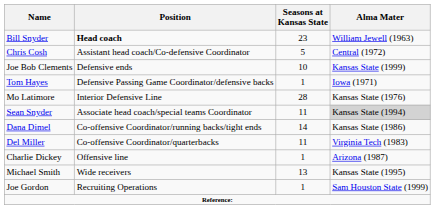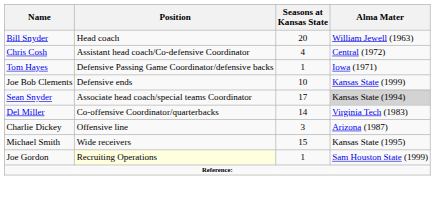(99, 38) bold -> (98, 38) normal
(303, 38) 23 -> (303, 38) 20
(303, 53) 5 -> (303, 53) 4
rows swapped: (27, 82) <-> (39, 67)
- row: (30, 97)
(303, 112) 11 -> (303, 97) 17
- row: (28, 127)
(303, 142) 11 -> (303, 112) 14
(303, 157) 1 -> (303, 127) 3
(303, 172) 13 -> (303, 142) 15
(117, 187) no background -> (117, 157) lightyellow background
